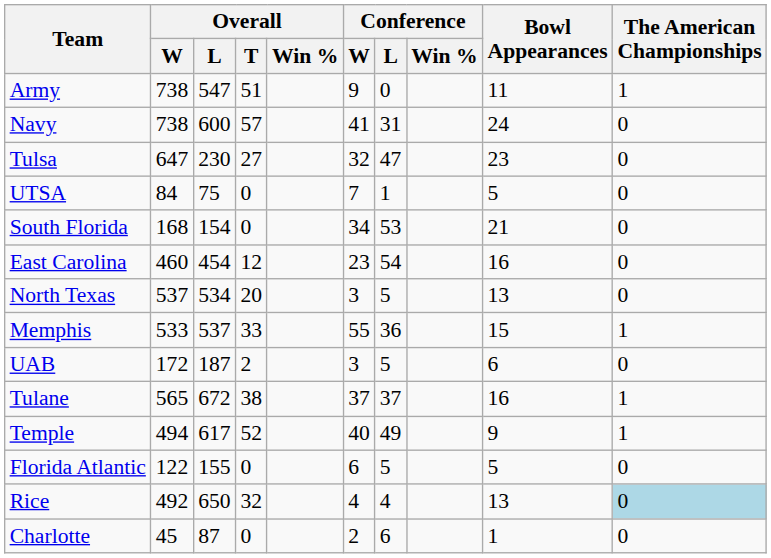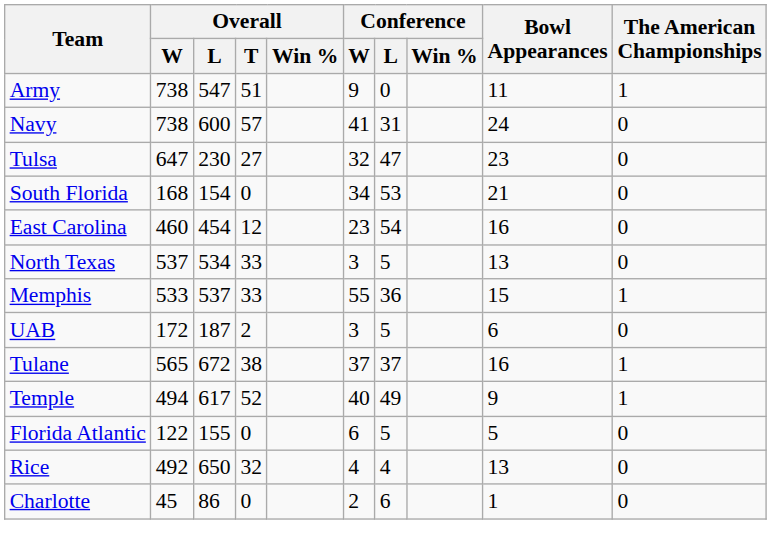- row: (38, 192)
(251, 295) 20 -> (251, 261) 33
(623, 501) lightblue background -> (623, 466) no background
(209, 535) 87 -> (209, 501) 86
